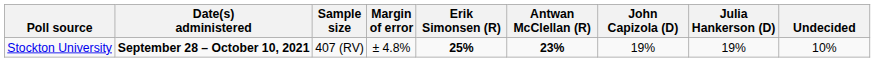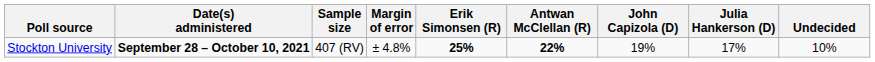(552, 47) 23% -> (552, 47) 22%
(734, 47) 19% -> (734, 47) 17%
